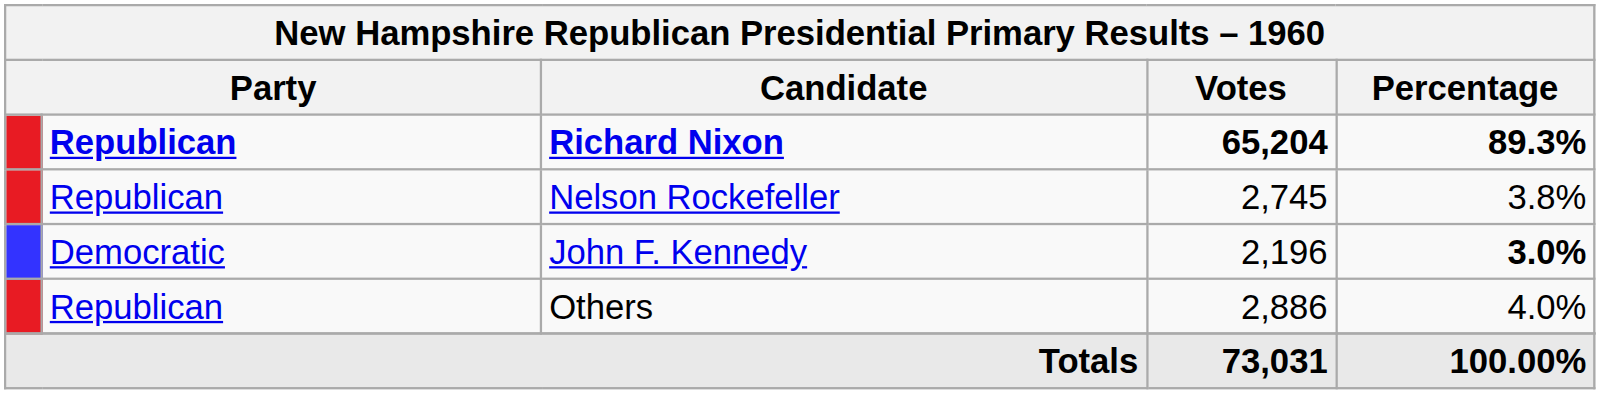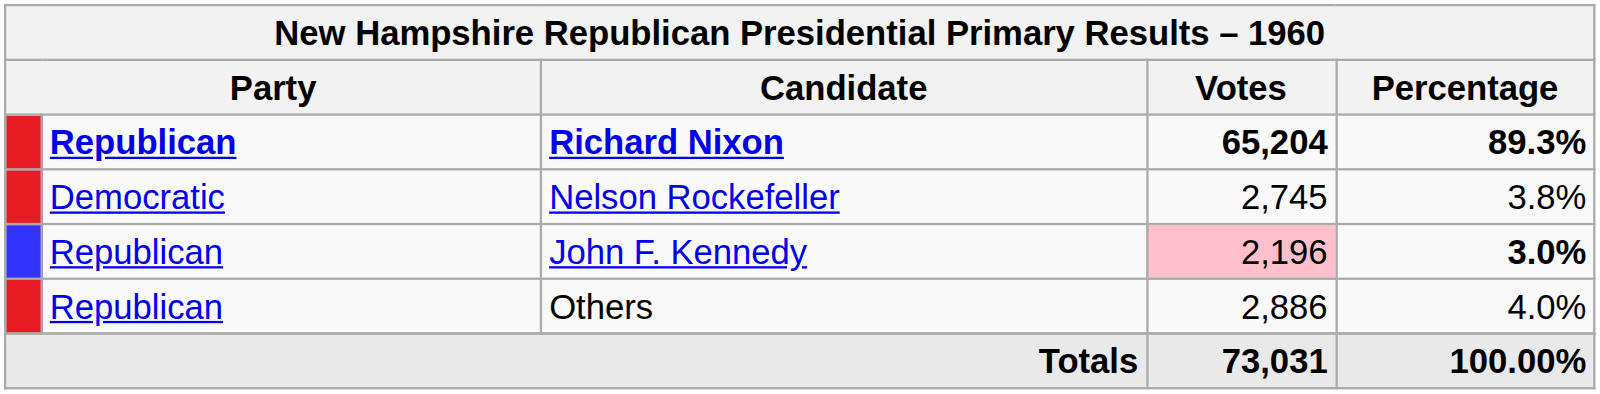(136, 197) Republican -> (137, 197) Democratic
(137, 252) Democratic -> (136, 252) Republican
(1284, 252) no background -> (1284, 252) pink background
